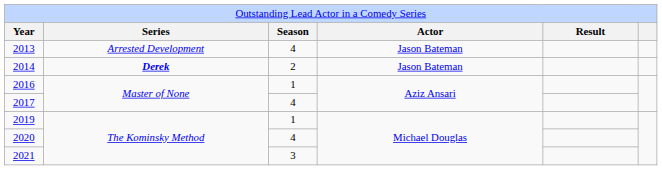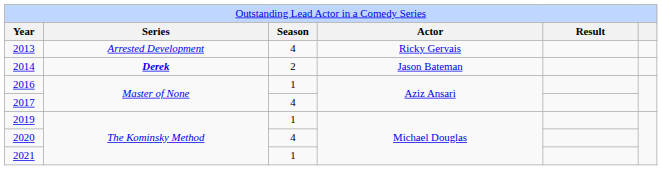(430, 49) Jason Bateman -> (430, 49) Ricky Gervais
(293, 156) 3 -> (293, 156) 1
